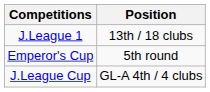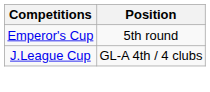- row: (50, 35)
